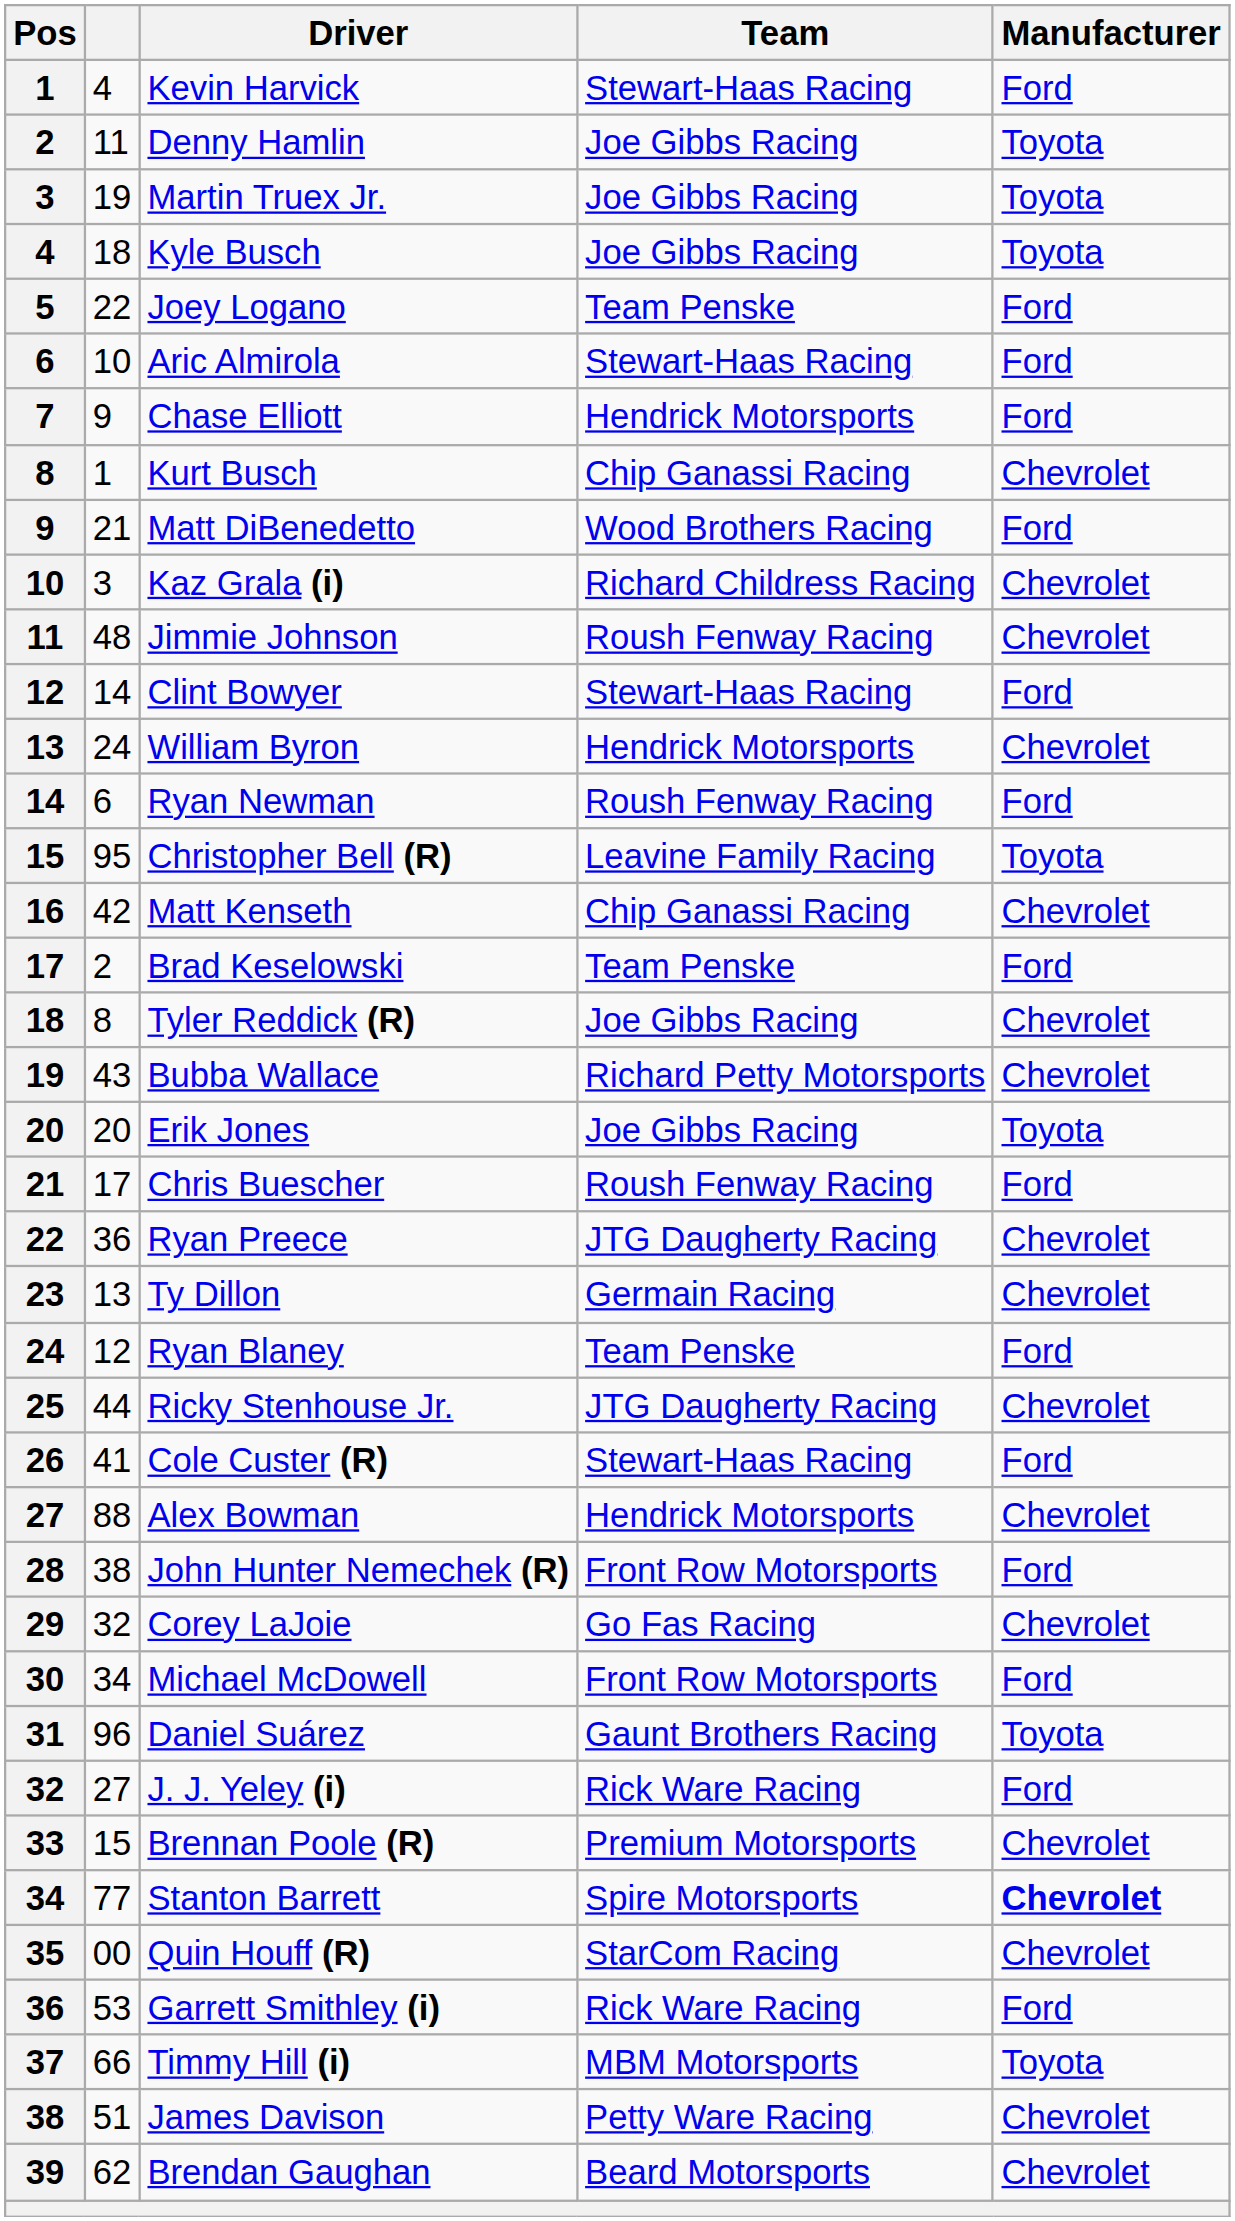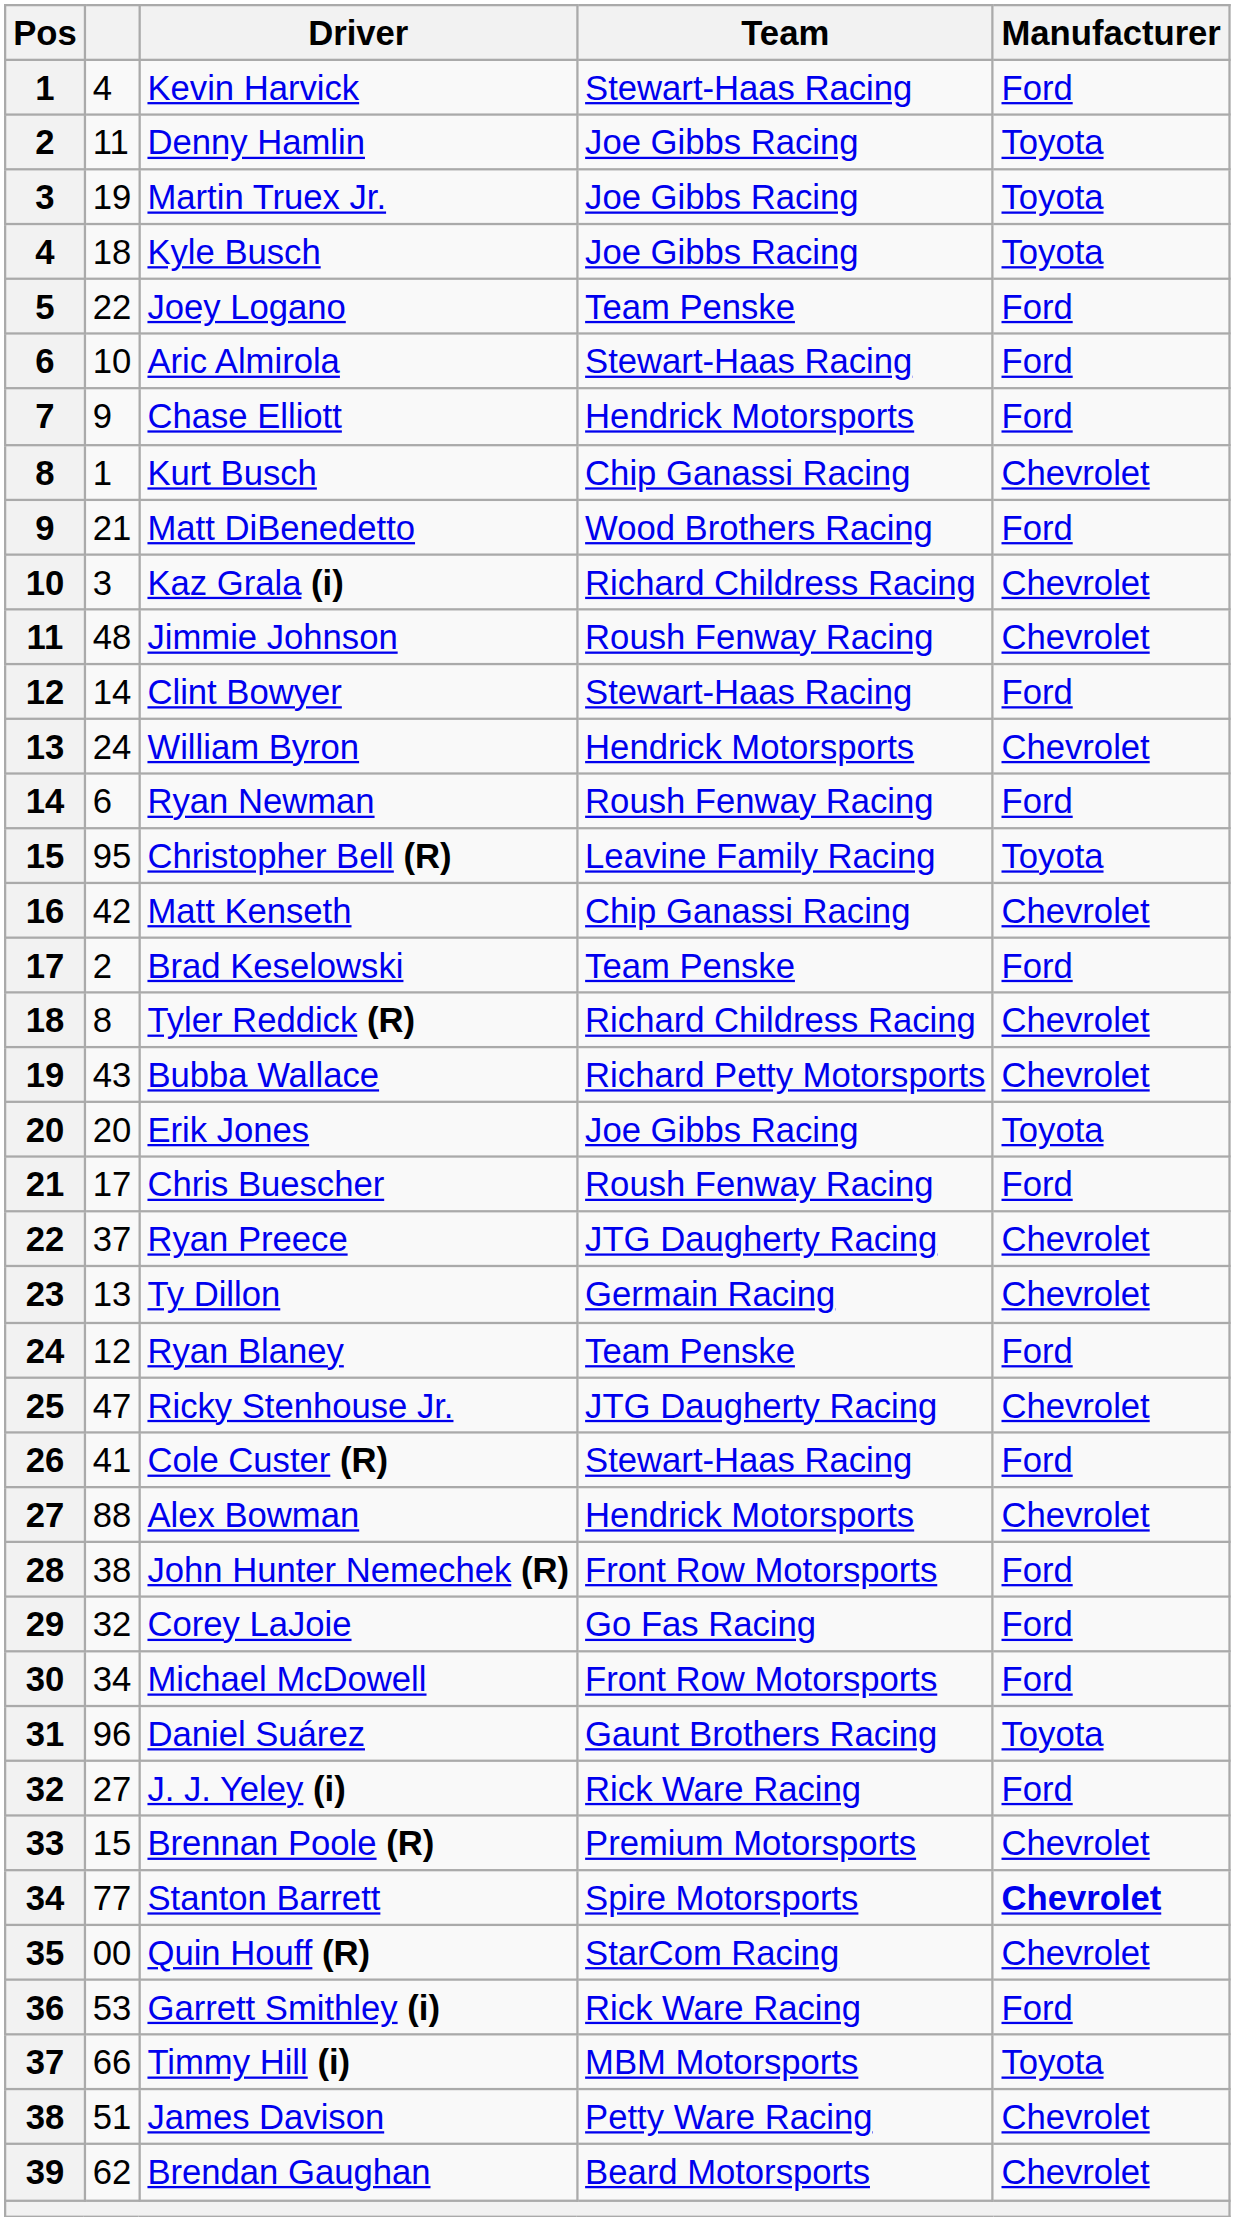(722, 1020) Joe Gibbs Racing -> (780, 1020) Richard Childress Racing
(112, 1240) 36 -> (112, 1240) 37
(112, 1404) 44 -> (112, 1404) 47
(1076, 1624) Chevrolet -> (1037, 1624) Ford
